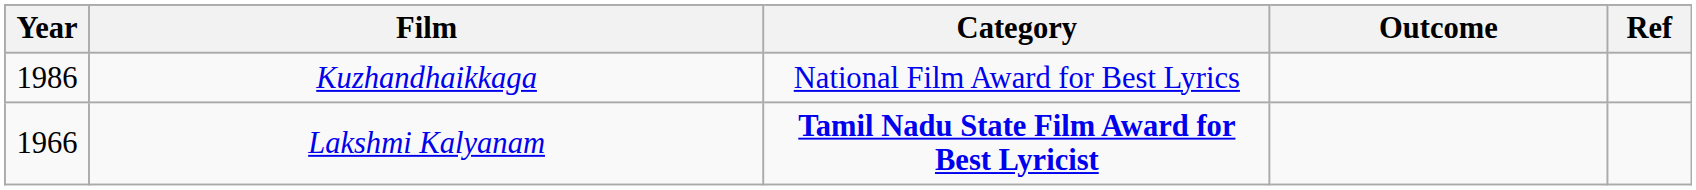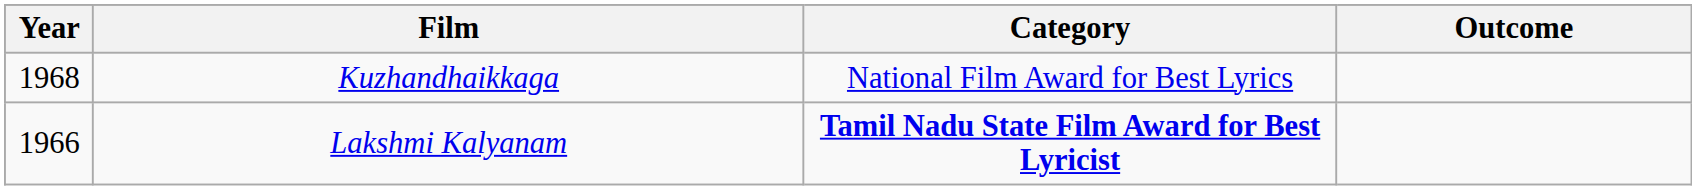- column: (1649, 28)
(47, 77) 1986 -> (49, 77) 1968
